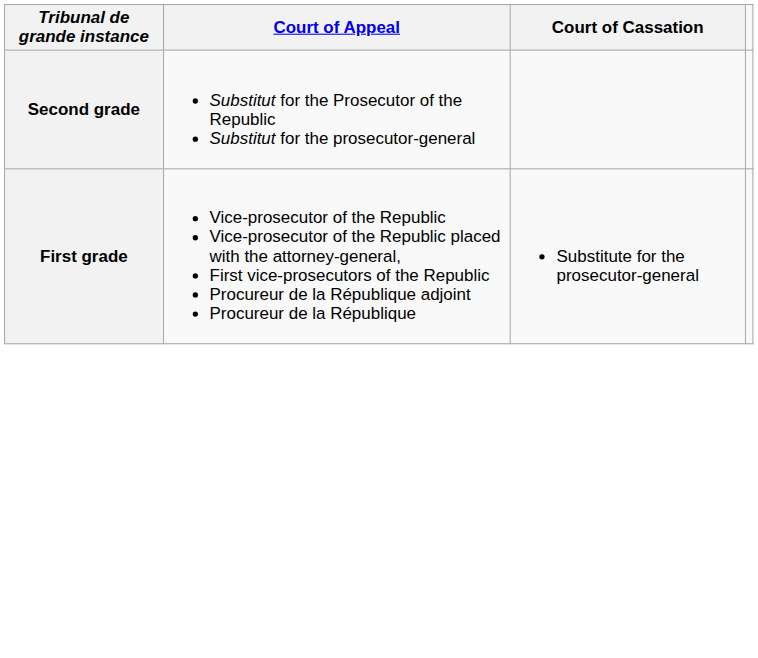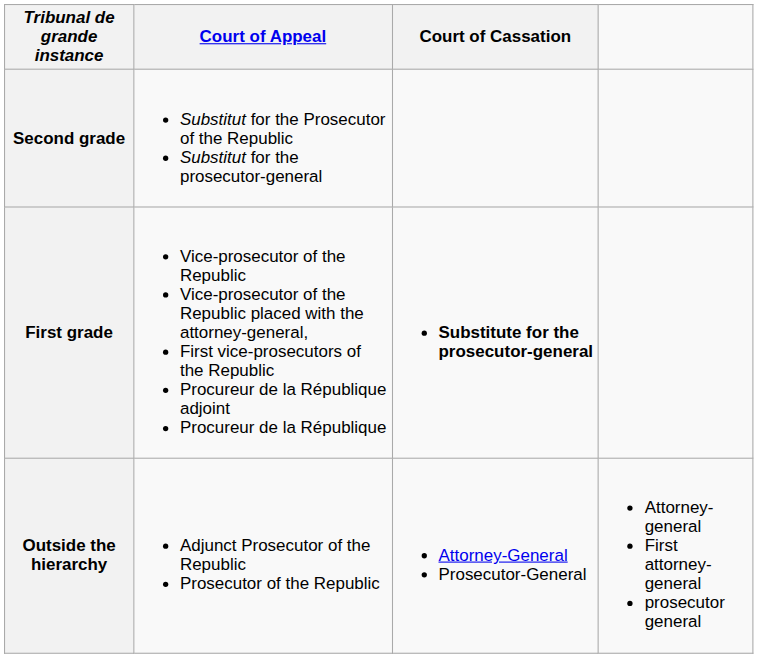(628, 266) normal -> (495, 342) bold
+ row: (69, 555)
